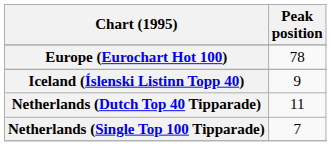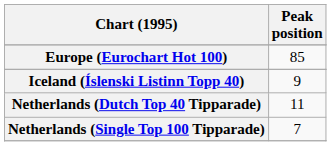(297, 57) 78 -> (297, 57) 85
